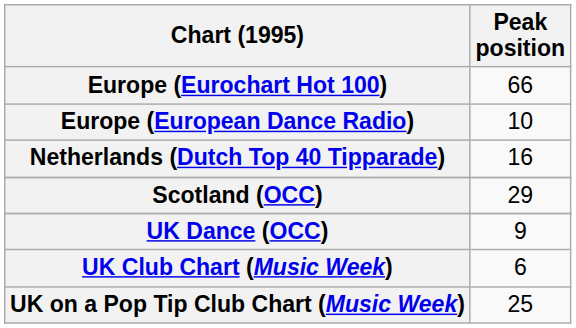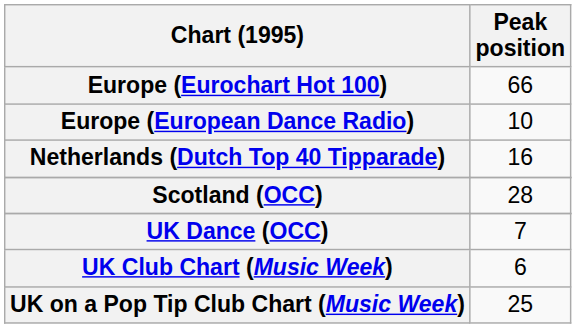(520, 194) 29 -> (520, 194) 28
(520, 231) 9 -> (520, 231) 7
